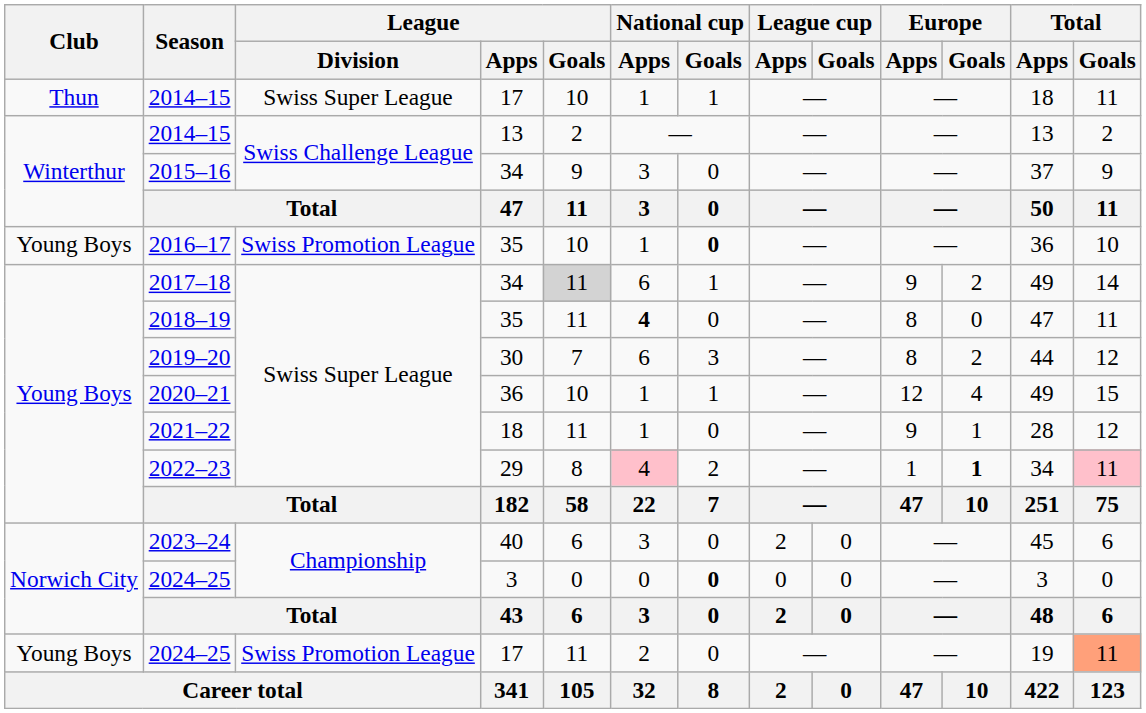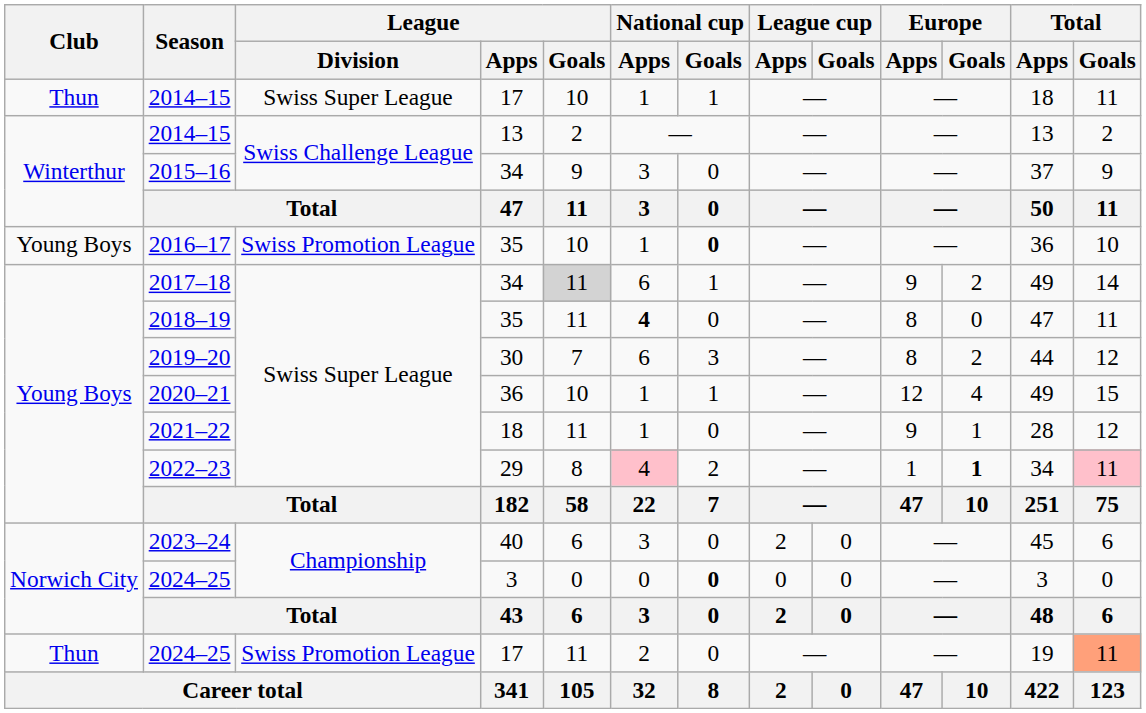(74, 652) Young Boys -> (74, 652) Thun
